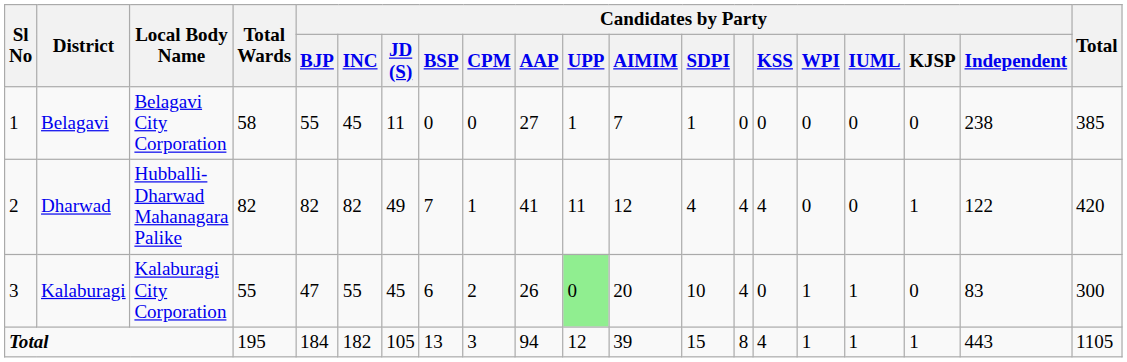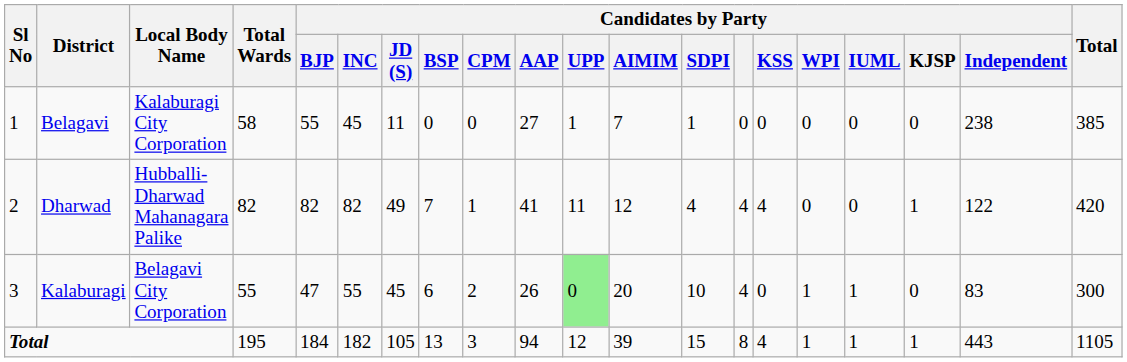(180, 122) Belagavi City Corporation -> (180, 122) Kalaburagi City Corporation
(180, 290) Kalaburagi City Corporation -> (180, 290) Belagavi City Corporation
